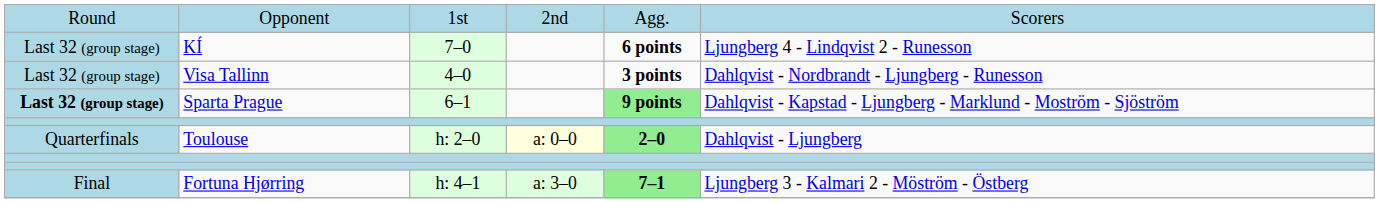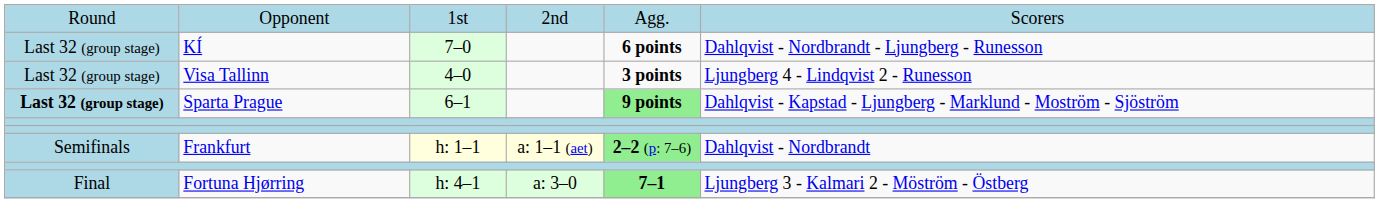(838, 46) Ljungberg 4 - Lindqvist 2 - Runesson -> (874, 46) Dahlqvist - Nordbrandt - Ljungberg - Runesson
(874, 74) Dahlqvist - Nordbrandt - Ljungberg - Runesson -> (838, 74) Ljungberg 4 - Lindqvist 2 - Runesson
- row: (216, 139)
+ row: (217, 147)
